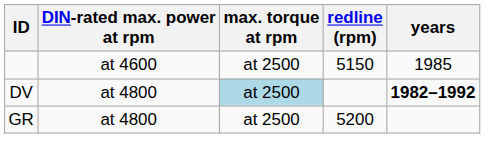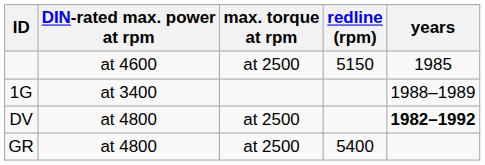+ row: (21, 91)
(271, 91) lightblue background -> (271, 119) no background
(355, 119) 5200 -> (355, 146) 5400
